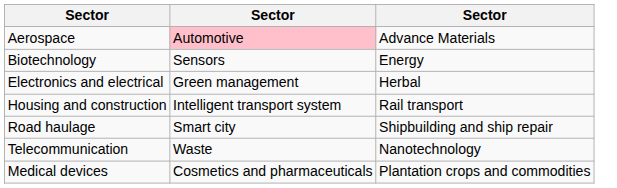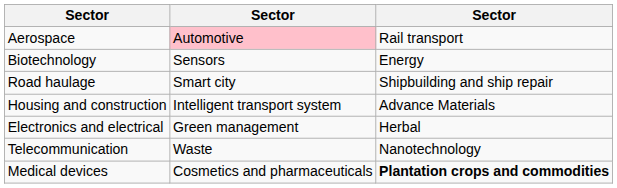(437, 37) Advance Materials -> (421, 37) Rail transport
rows swapped: (86, 82) <-> (52, 127)
(421, 104) Rail transport -> (437, 104) Advance Materials
(485, 171) normal -> (494, 171) bold
